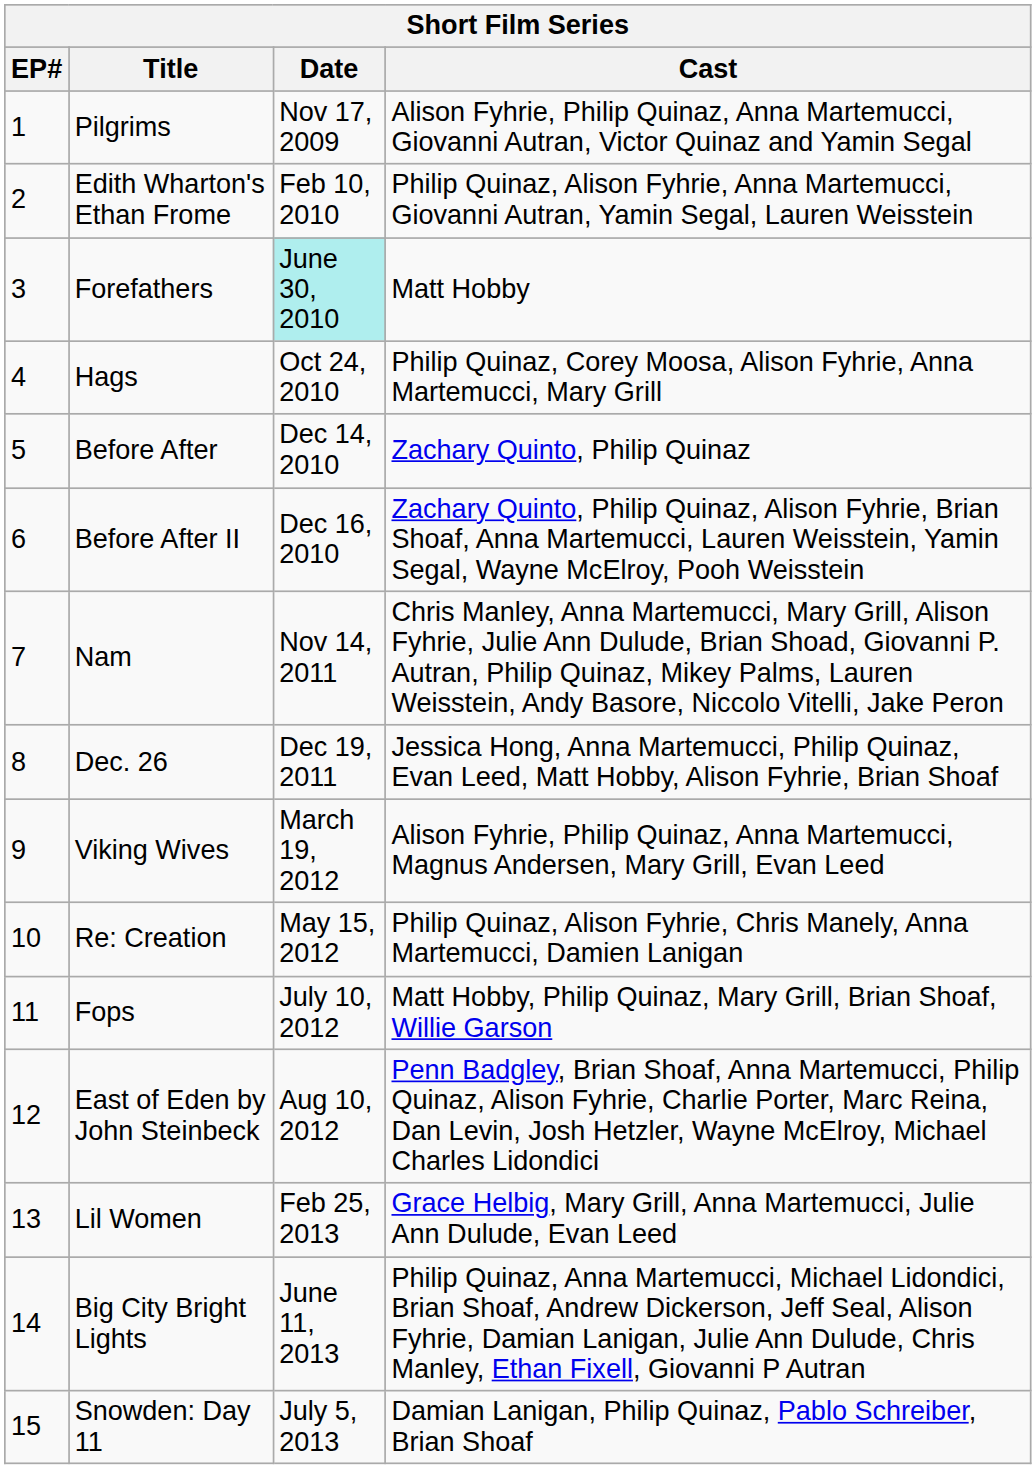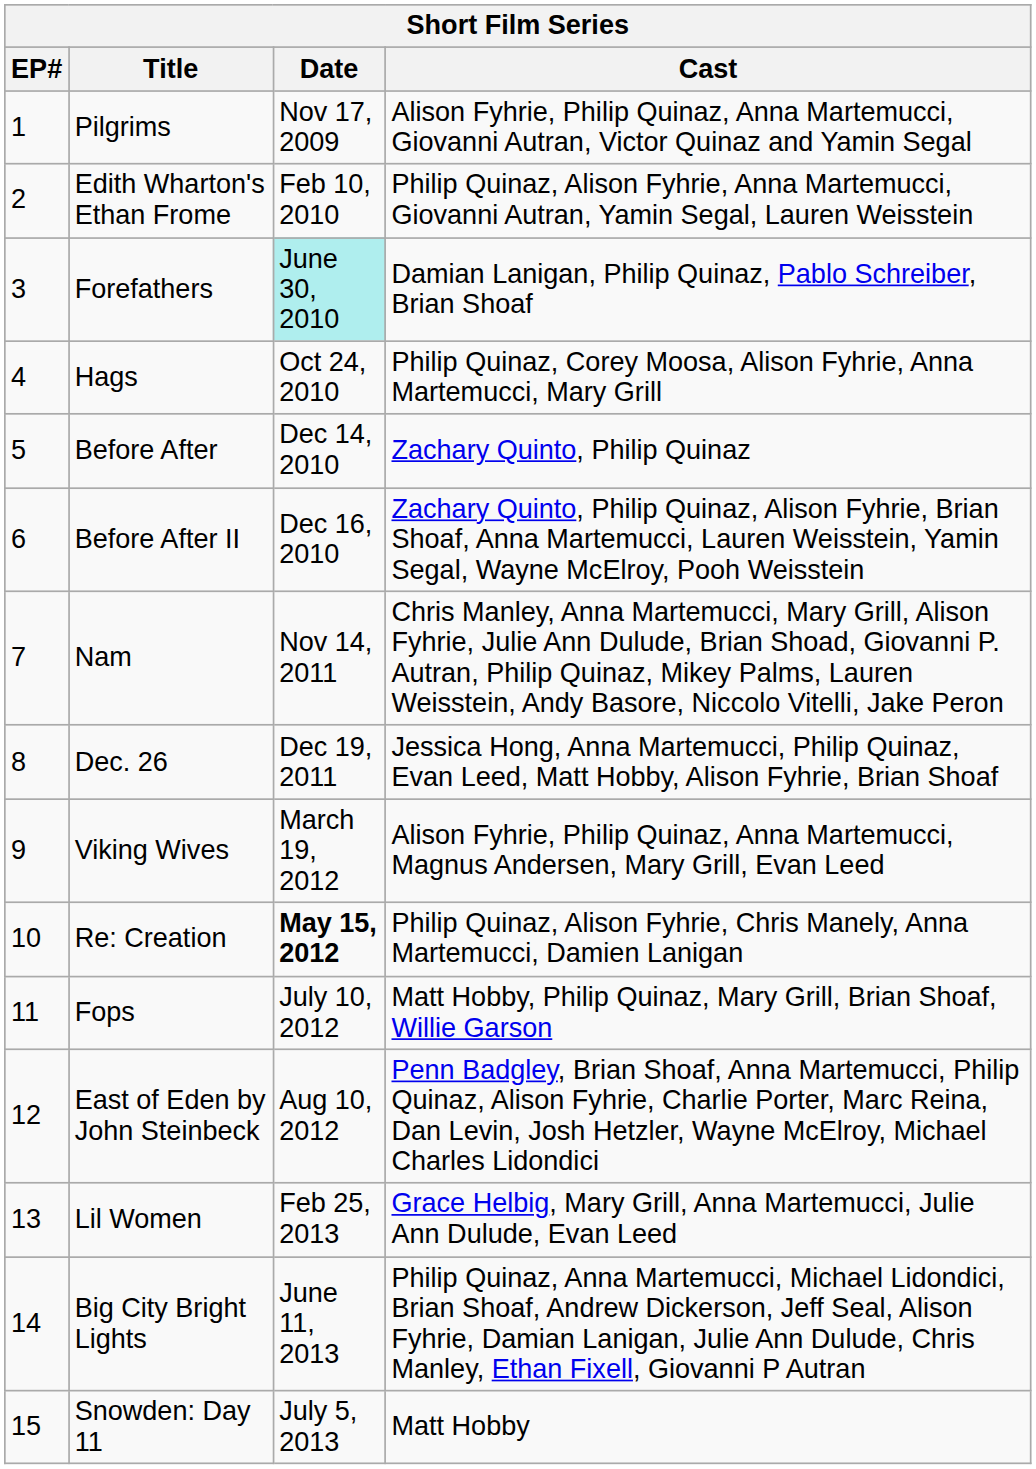(461, 288) Matt Hobby -> (684, 288) Damian Lanigan, Philip Quinaz, Pablo Schreiber, Brian Shoaf
(327, 938) normal -> (328, 938) bold
(684, 1426) Damian Lanigan, Philip Quinaz, Pablo Schreiber, Brian Shoaf -> (461, 1426) Matt Hobby
